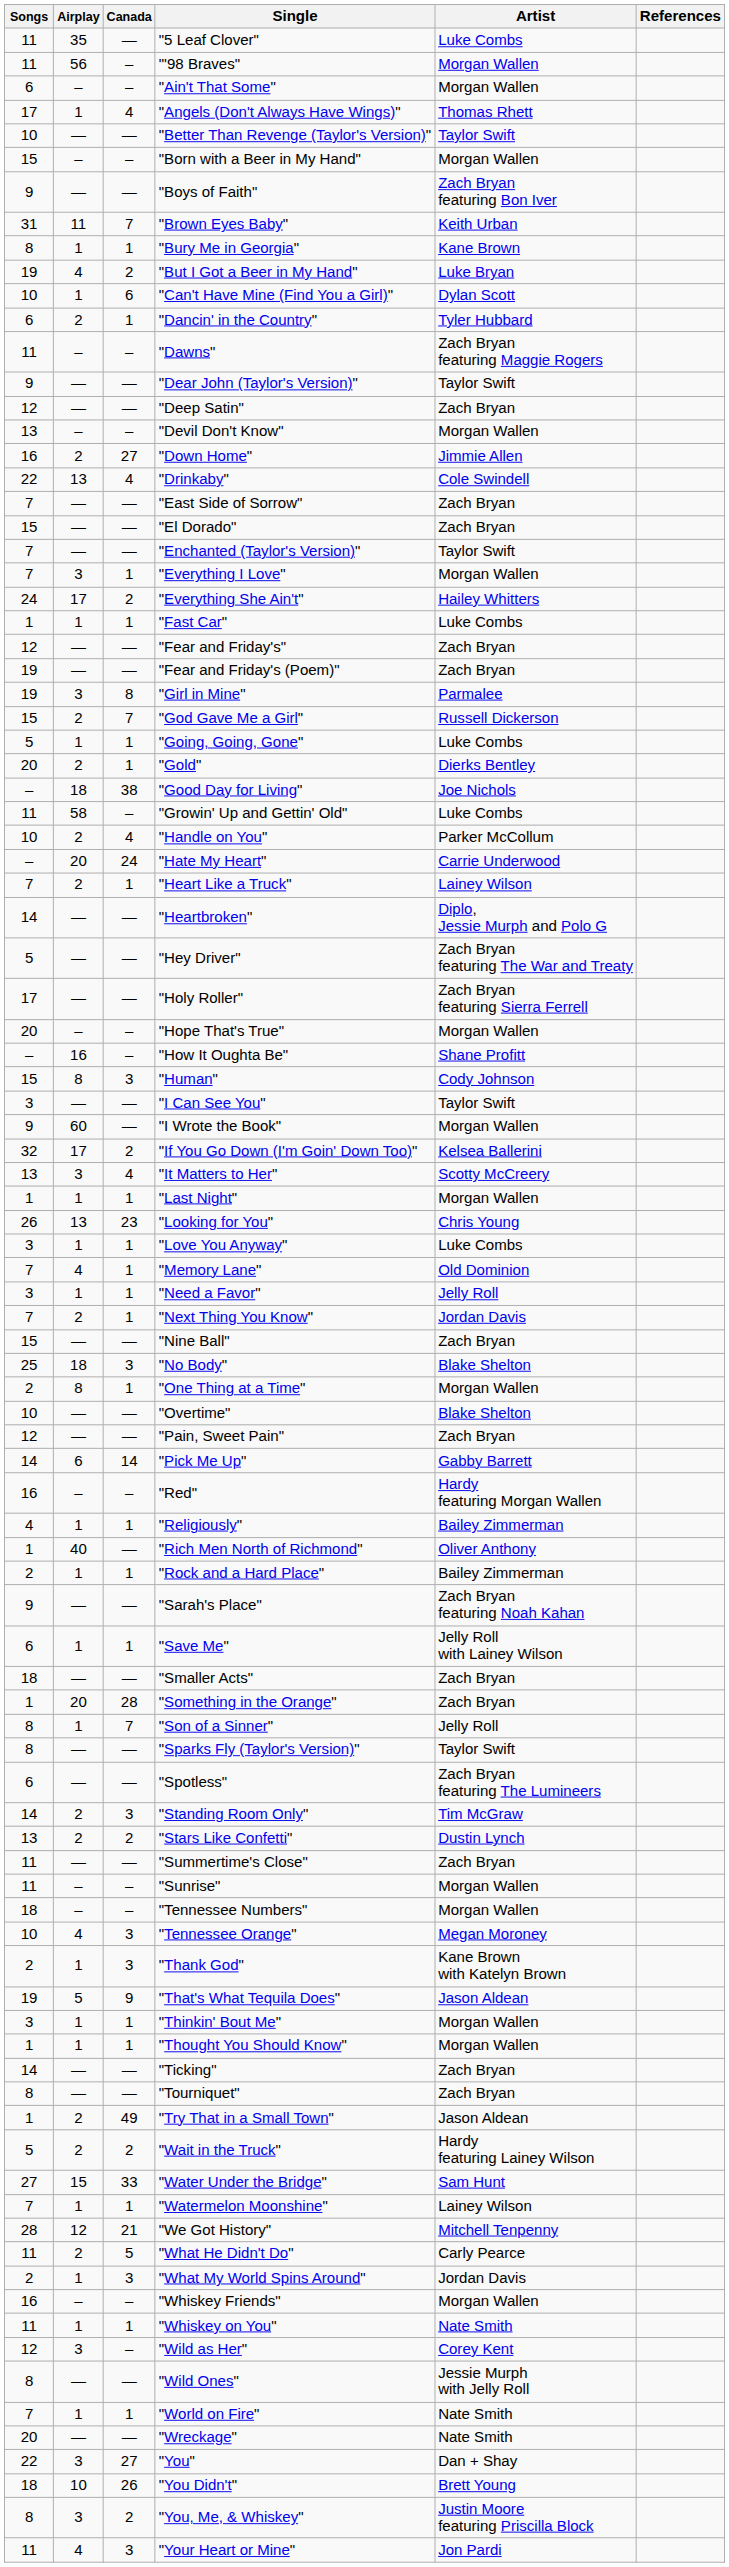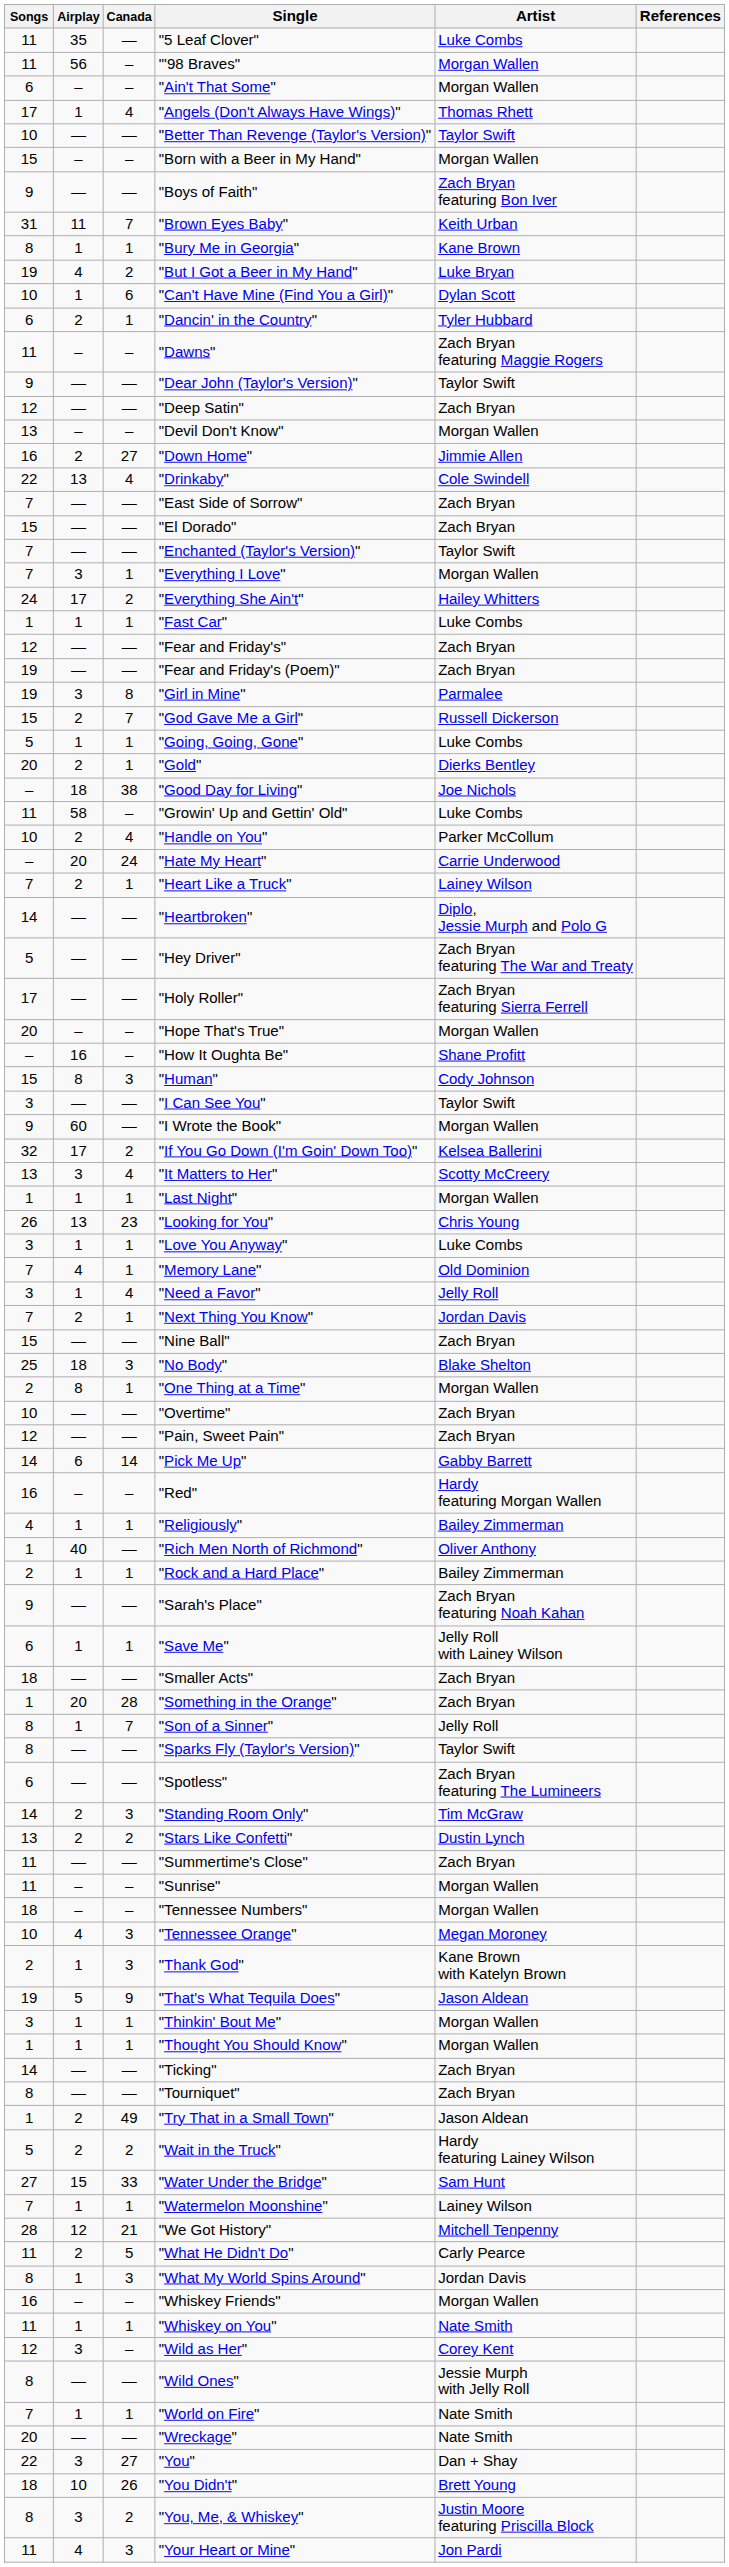(129, 1293) 1 -> (129, 1293) 4
(485, 1412) Blake Shelton -> (477, 1412) Zach Bryan
(29, 2277) 2 -> (29, 2277) 8
